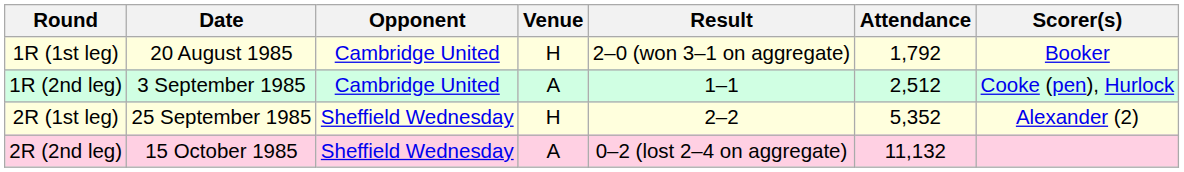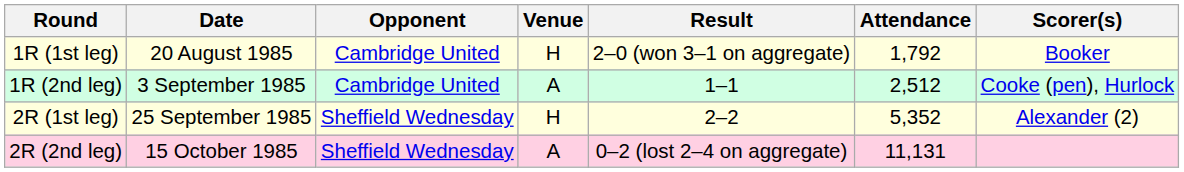(915, 150) 11,132 -> (915, 150) 11,131
